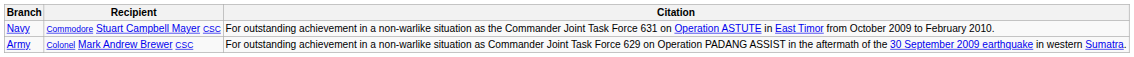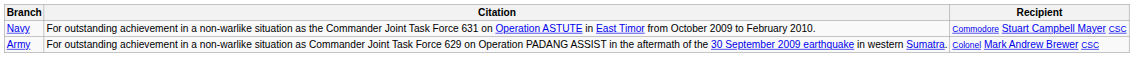columns swapped: (134, 13) <-> (676, 13)
